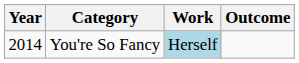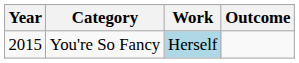(25, 44) 2014 -> (25, 44) 2015
